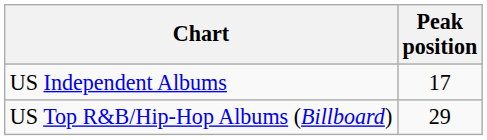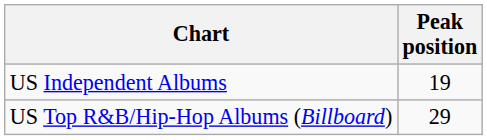(440, 81) 17 -> (440, 81) 19
